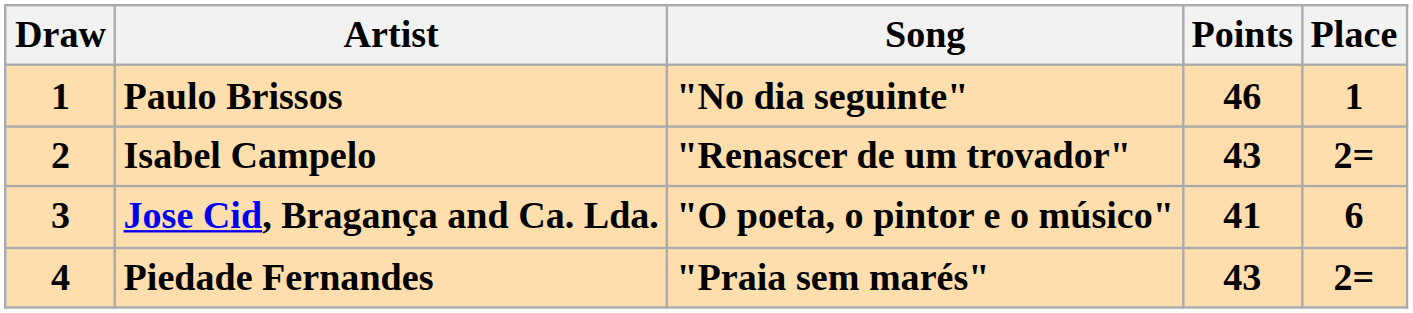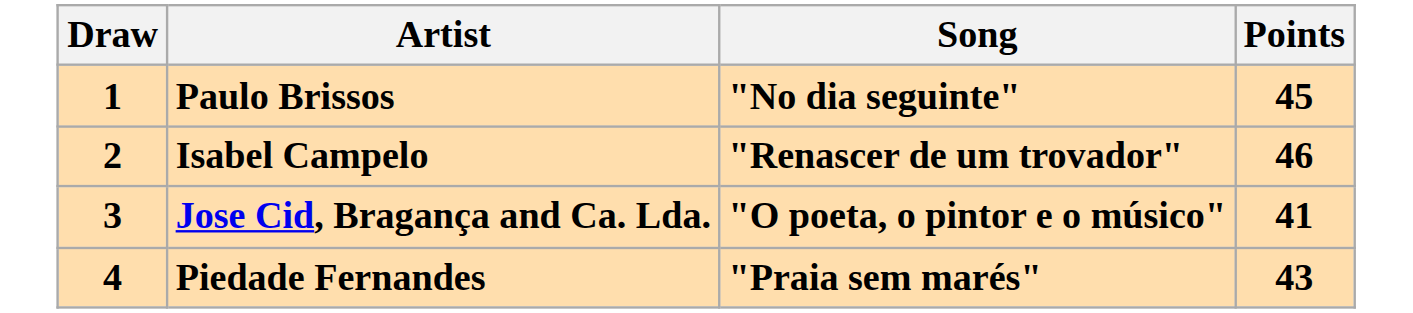- column: (1354, 34)
(1242, 95) 46 -> (1294, 95) 45
(1242, 155) 43 -> (1294, 155) 46
